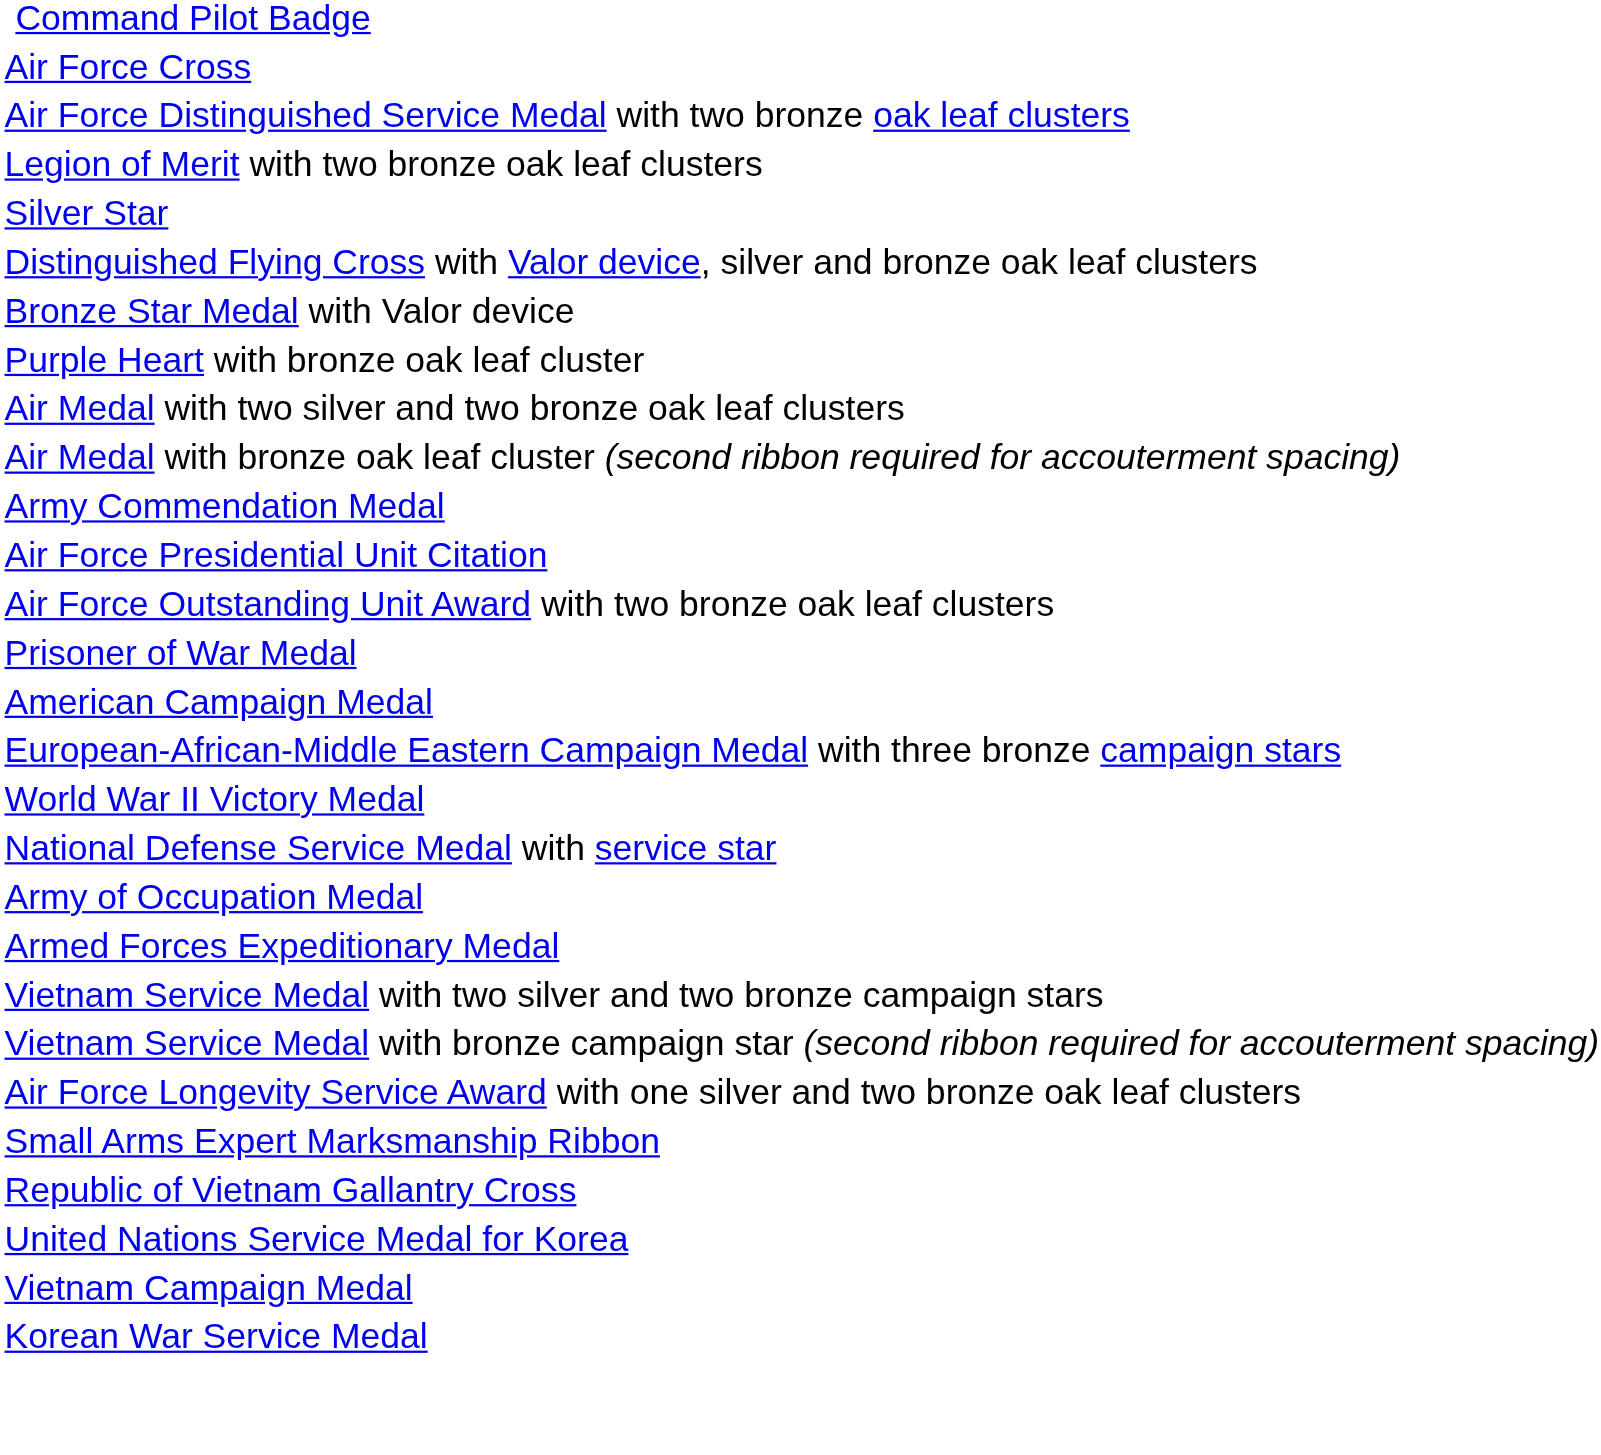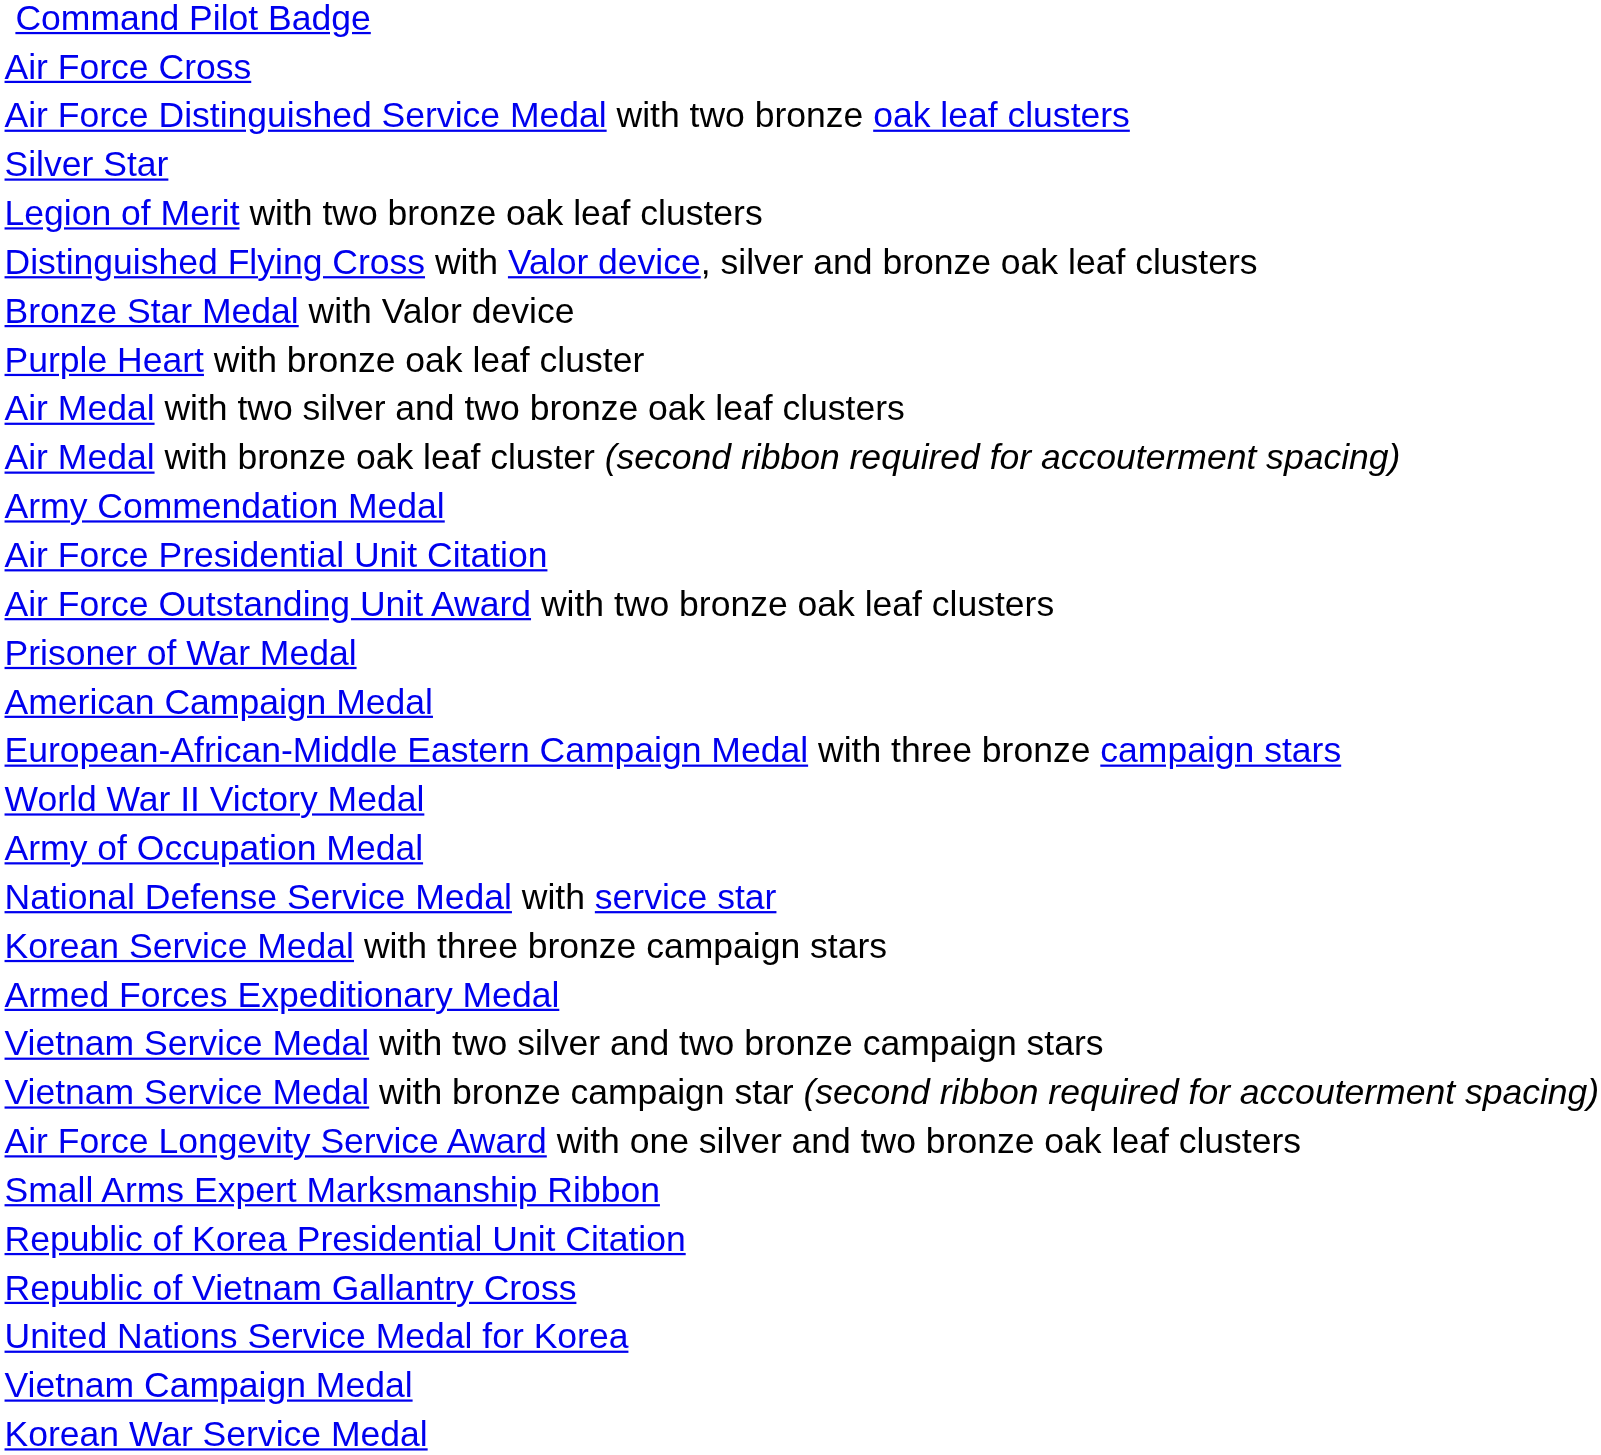rows swapped: (86, 213) <-> (384, 164)
rows swapped: (214, 897) <-> (390, 848)
+ row: (446, 945)
+ row: (345, 1239)
